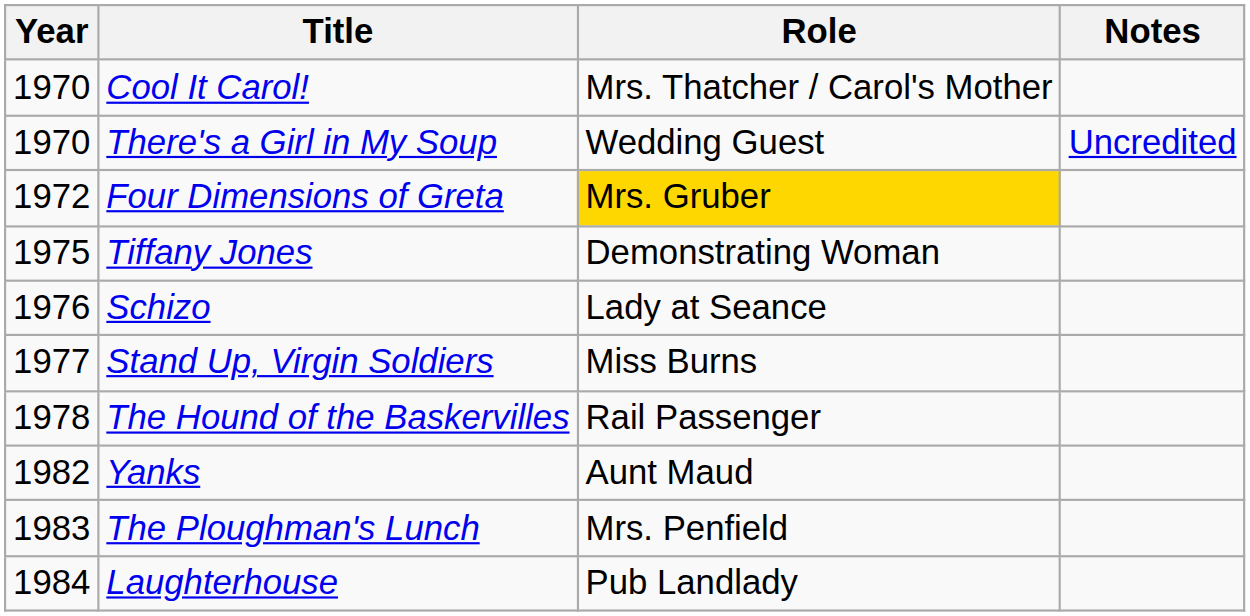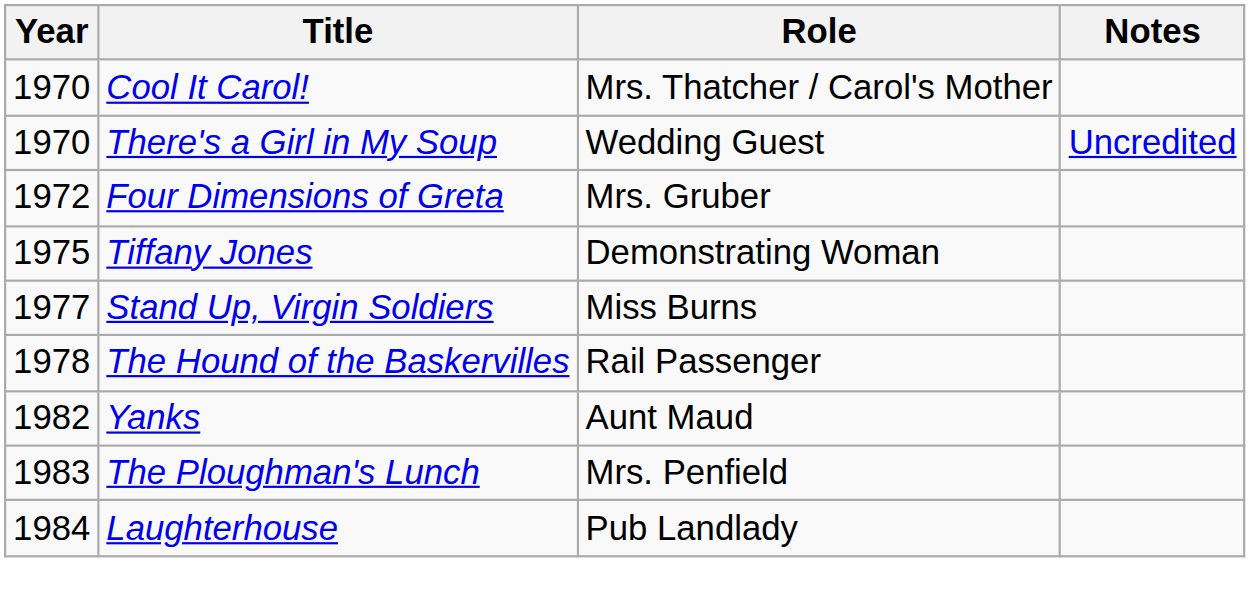(678, 197) gold background -> (678, 197) no background
- row: (158, 307)
